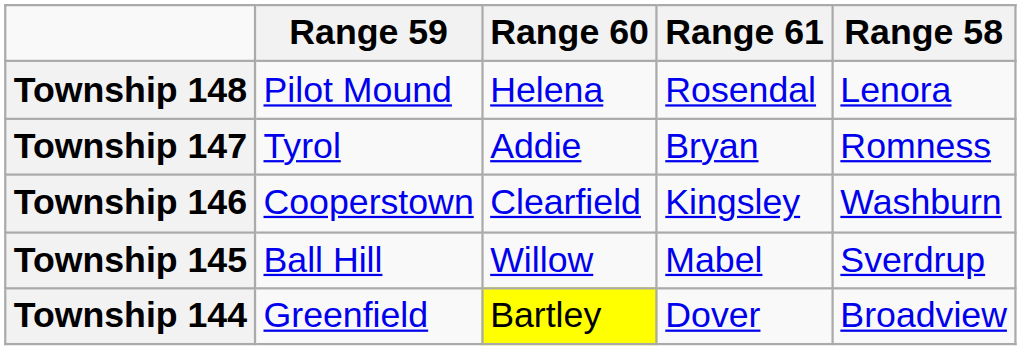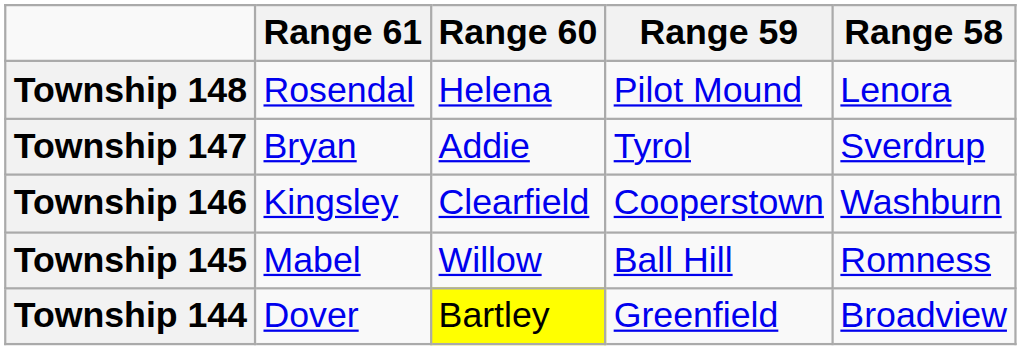columns swapped: (745, 32) <-> (369, 32)
(916, 145) Romness -> (913, 145) Sverdrup
(913, 259) Sverdrup -> (916, 259) Romness
